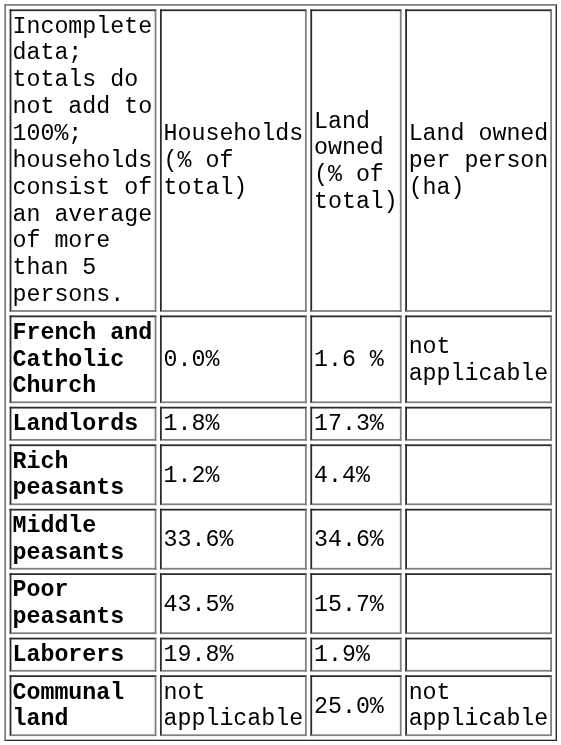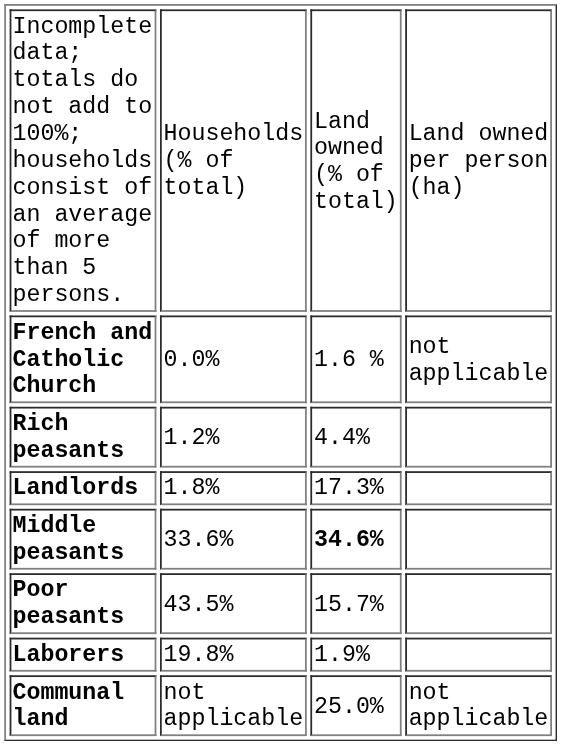rows swapped: (75, 424) <-> (68, 475)
(349, 539) normal -> (349, 539) bold
